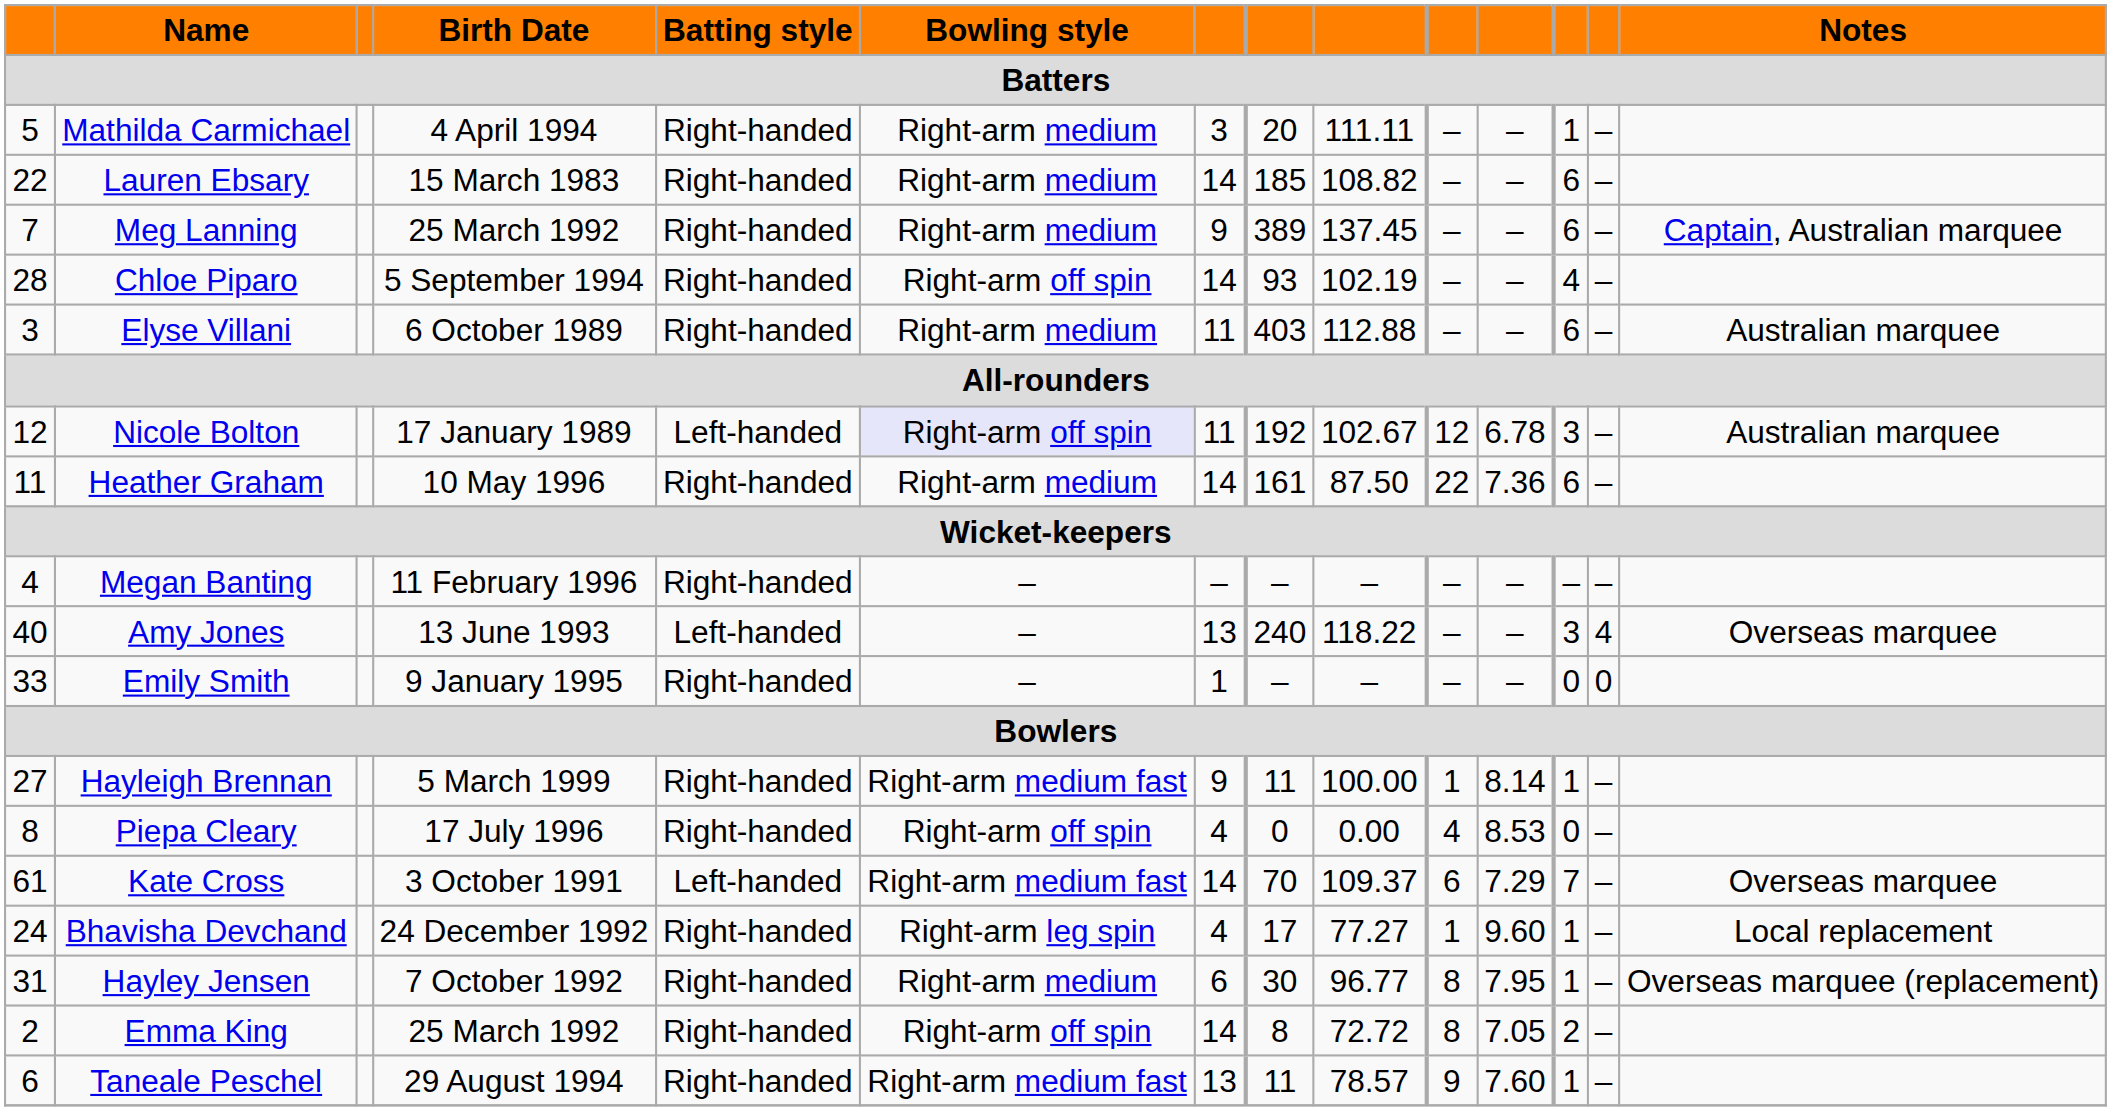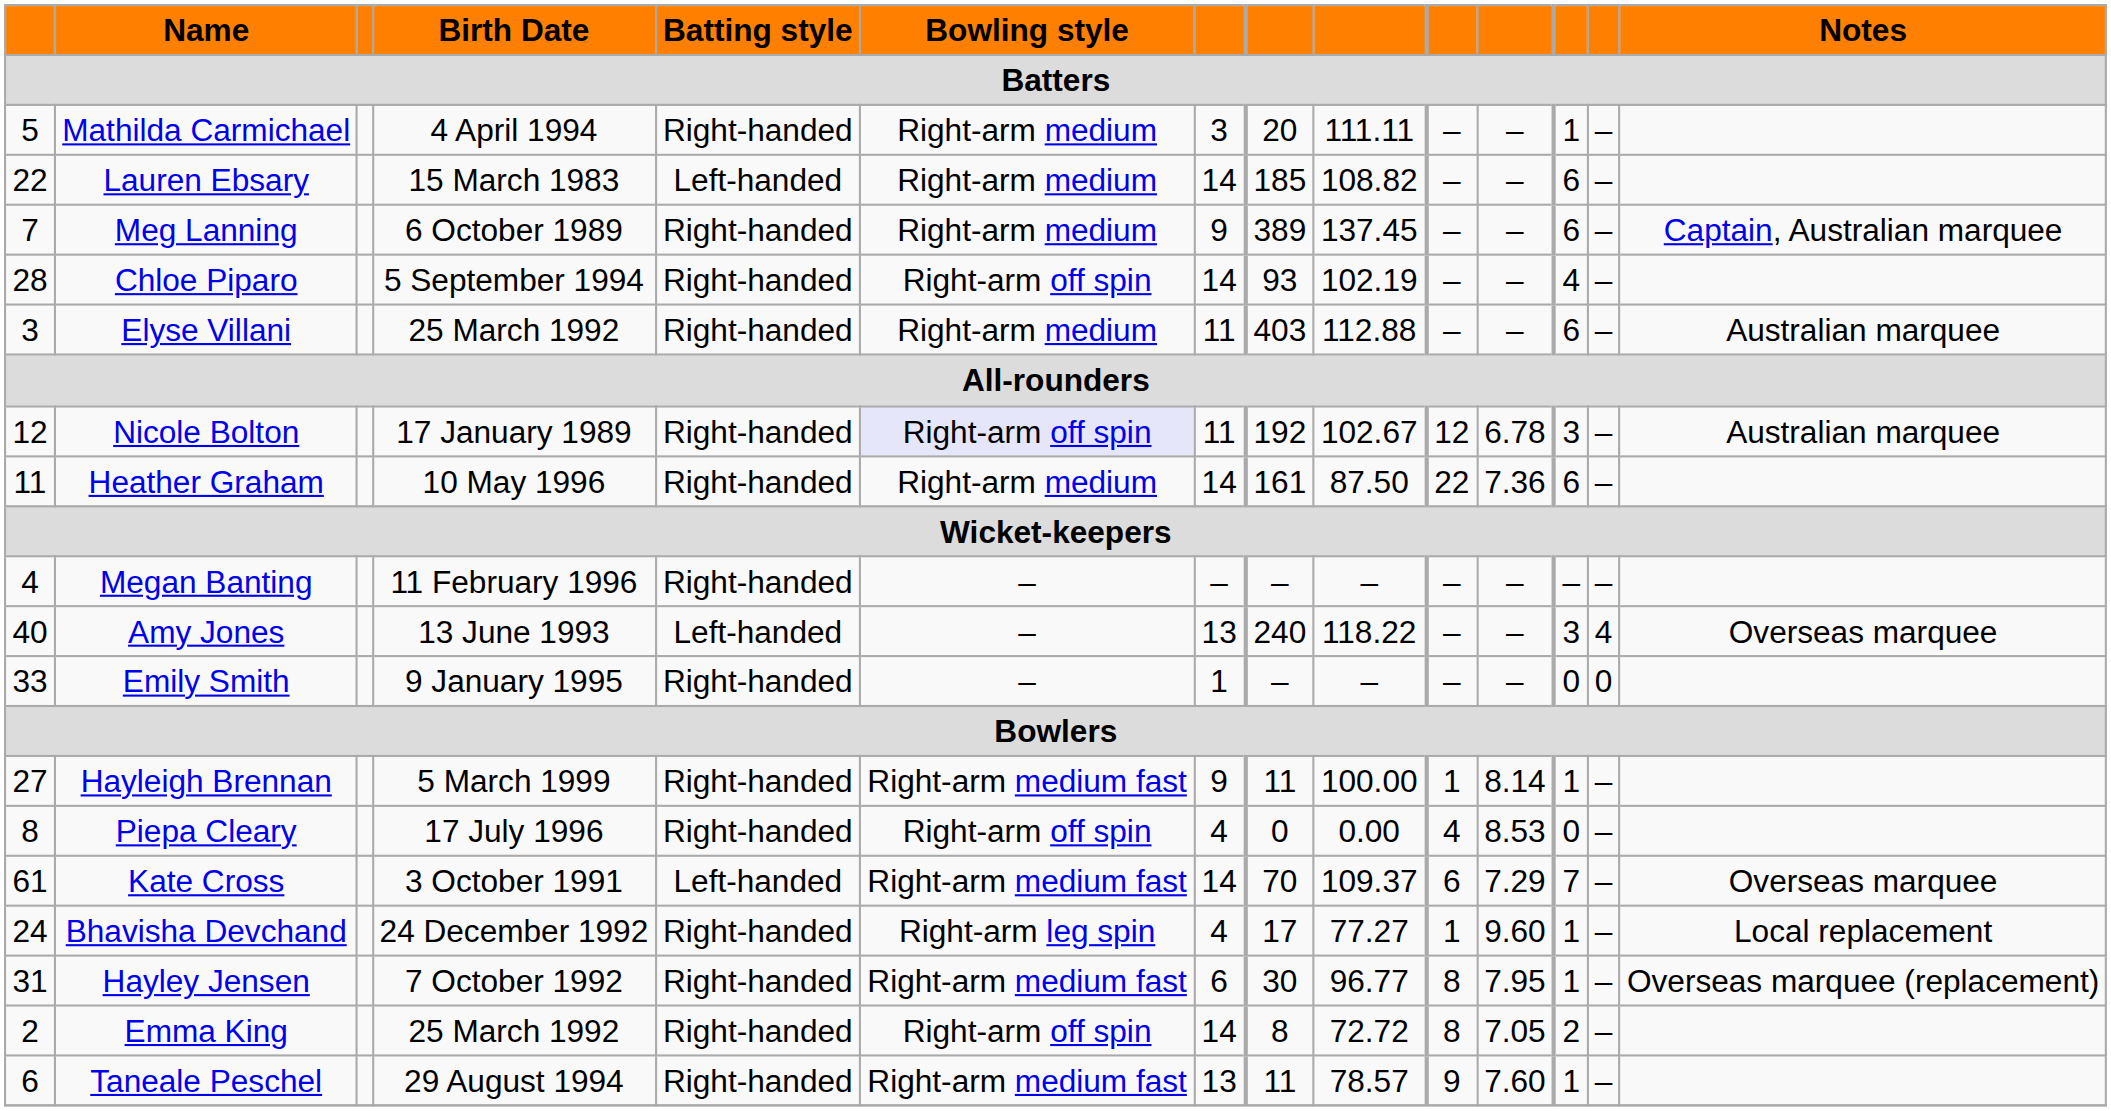(758, 180) Right-handed -> (758, 180) Left-handed
(514, 230) 25 March 1992 -> (514, 230) 6 October 1989
(514, 331) 6 October 1989 -> (514, 331) 25 March 1992
(758, 431) Left-handed -> (758, 431) Right-handed
(1027, 981) Right-arm medium -> (1027, 981) Right-arm medium fast
